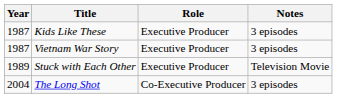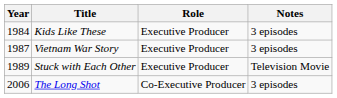(18, 31) 1987 -> (18, 31) 1984
(18, 84) 2004 -> (18, 84) 2006
